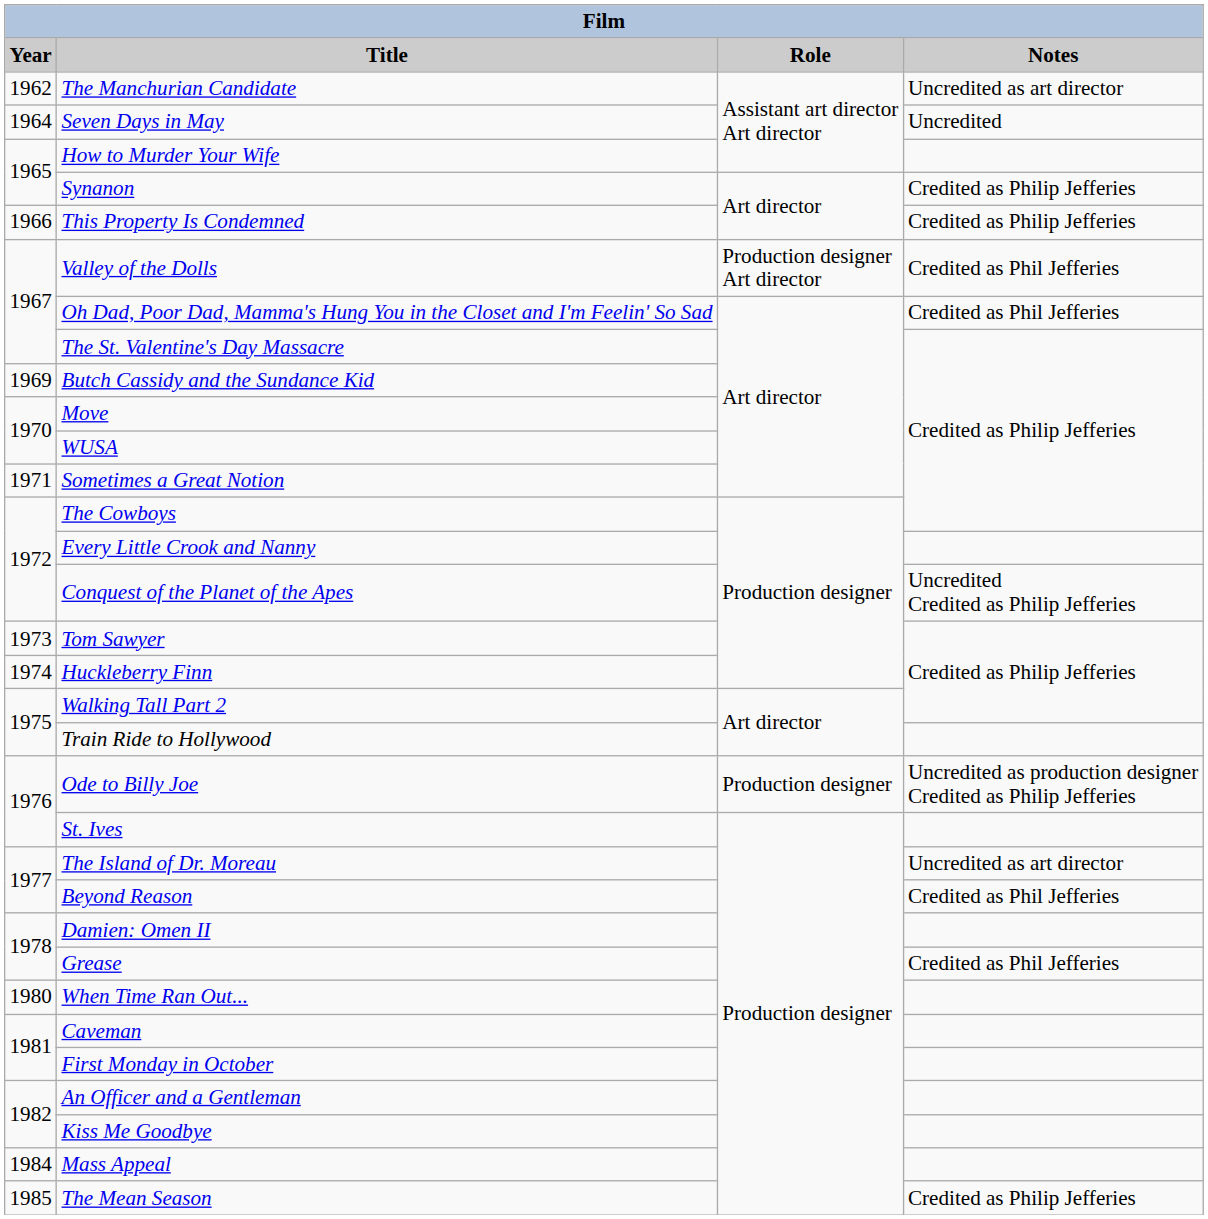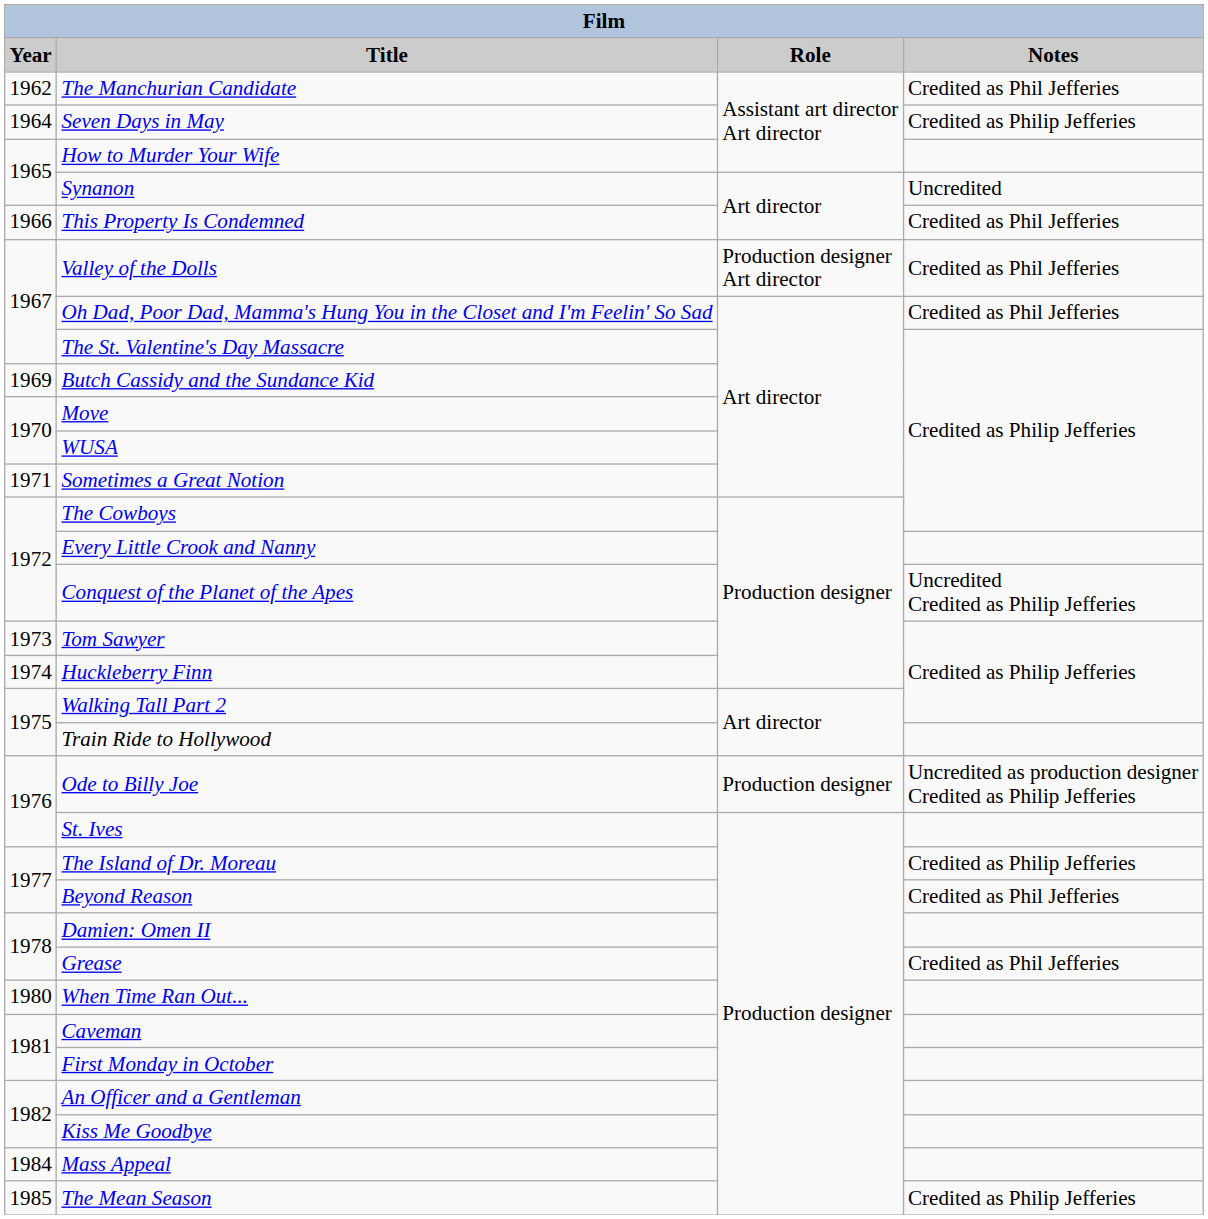(1016, 88) Uncredited as art director -> (1014, 88) Credited as Phil Jefferies
(955, 121) Uncredited -> (1022, 121) Credited as Philip Jefferies
(1022, 188) Credited as Philip Jefferies -> (955, 188) Uncredited
(1022, 222) Credited as Philip Jefferies -> (1014, 222) Credited as Phil Jefferies
(1016, 862) Uncredited as art director -> (1022, 862) Credited as Philip Jefferies
